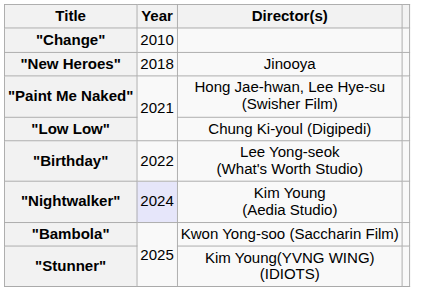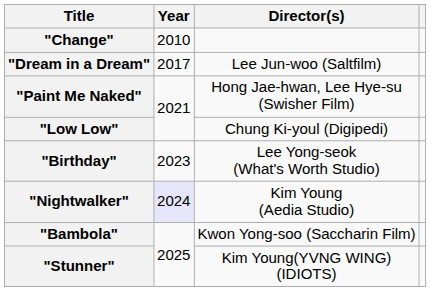+ row: (79, 64)
- row: (71, 64)
(157, 161) 2022 -> (174, 161) 2023
